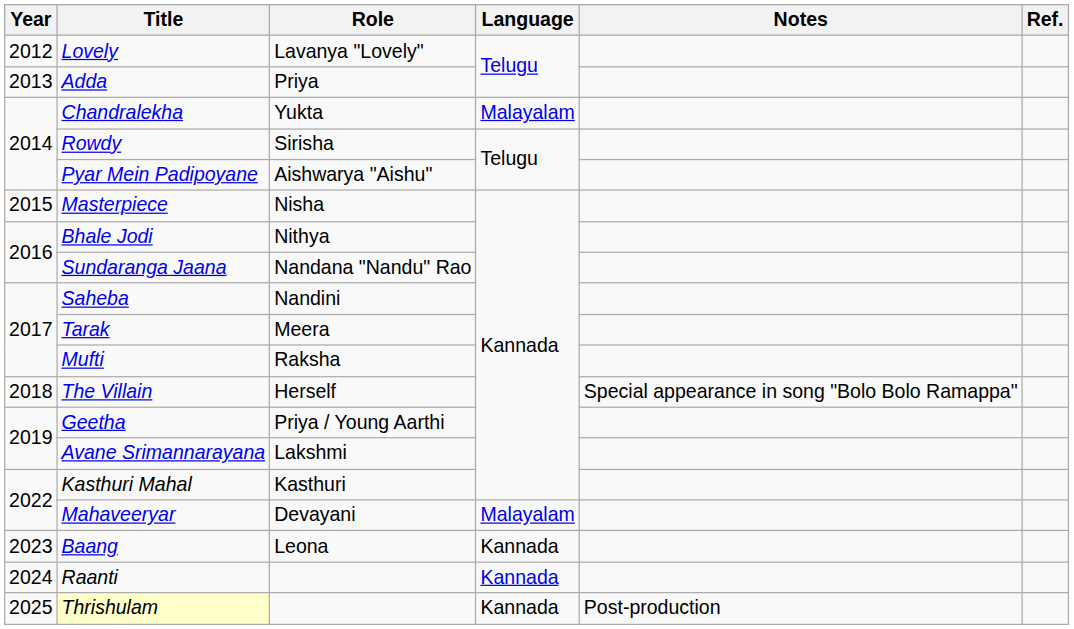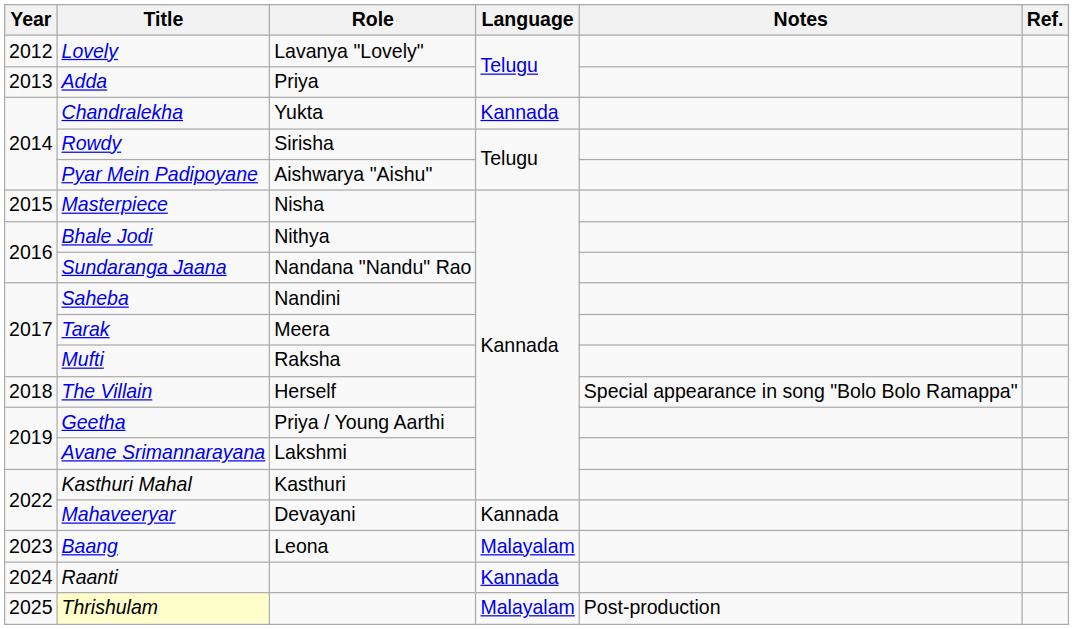(528, 112) Malayalam -> (520, 112) Kannada
(528, 515) Malayalam -> (520, 515) Kannada
(520, 546) Kannada -> (528, 546) Malayalam
(520, 608) Kannada -> (528, 608) Malayalam
